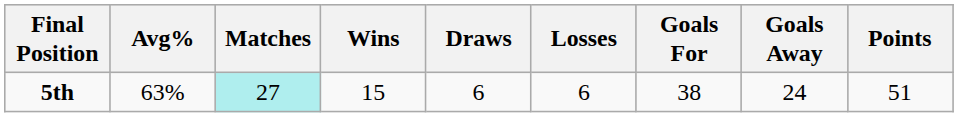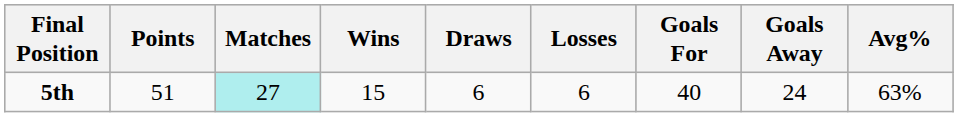columns swapped: (900, 38) <-> (163, 38)
(689, 91) 38 -> (689, 91) 40
